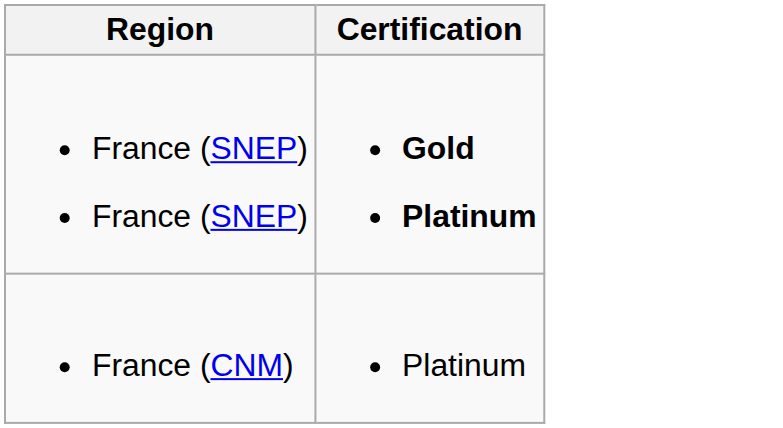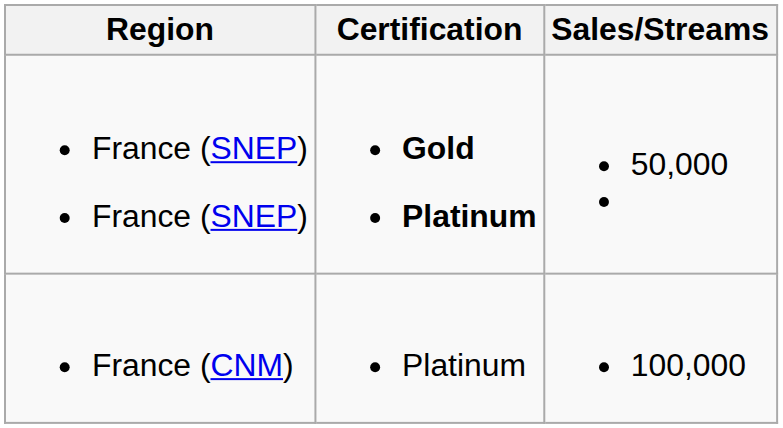+ column: (660, 29)
